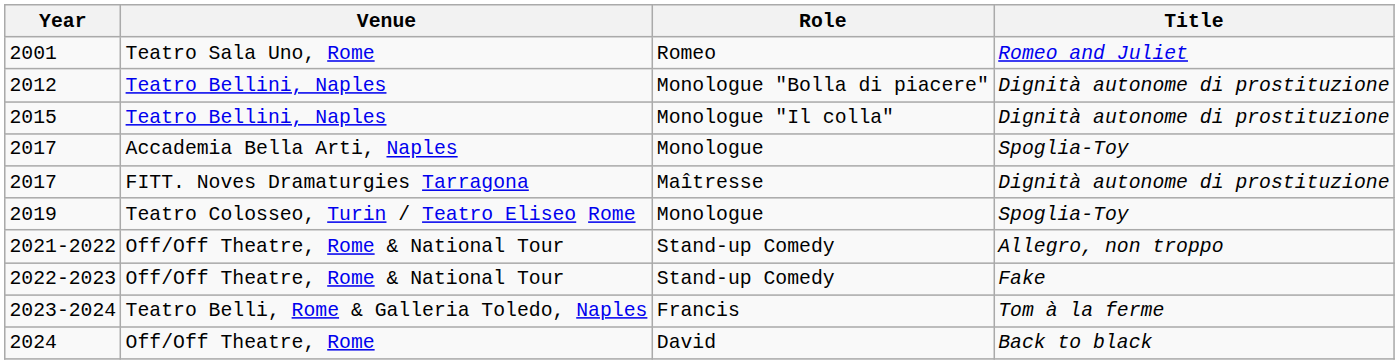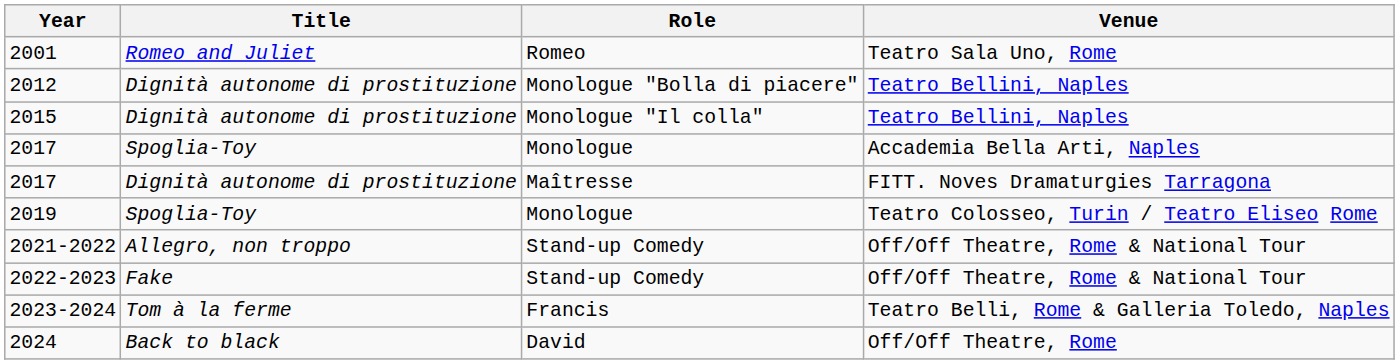columns swapped: (1194, 21) <-> (386, 21)
